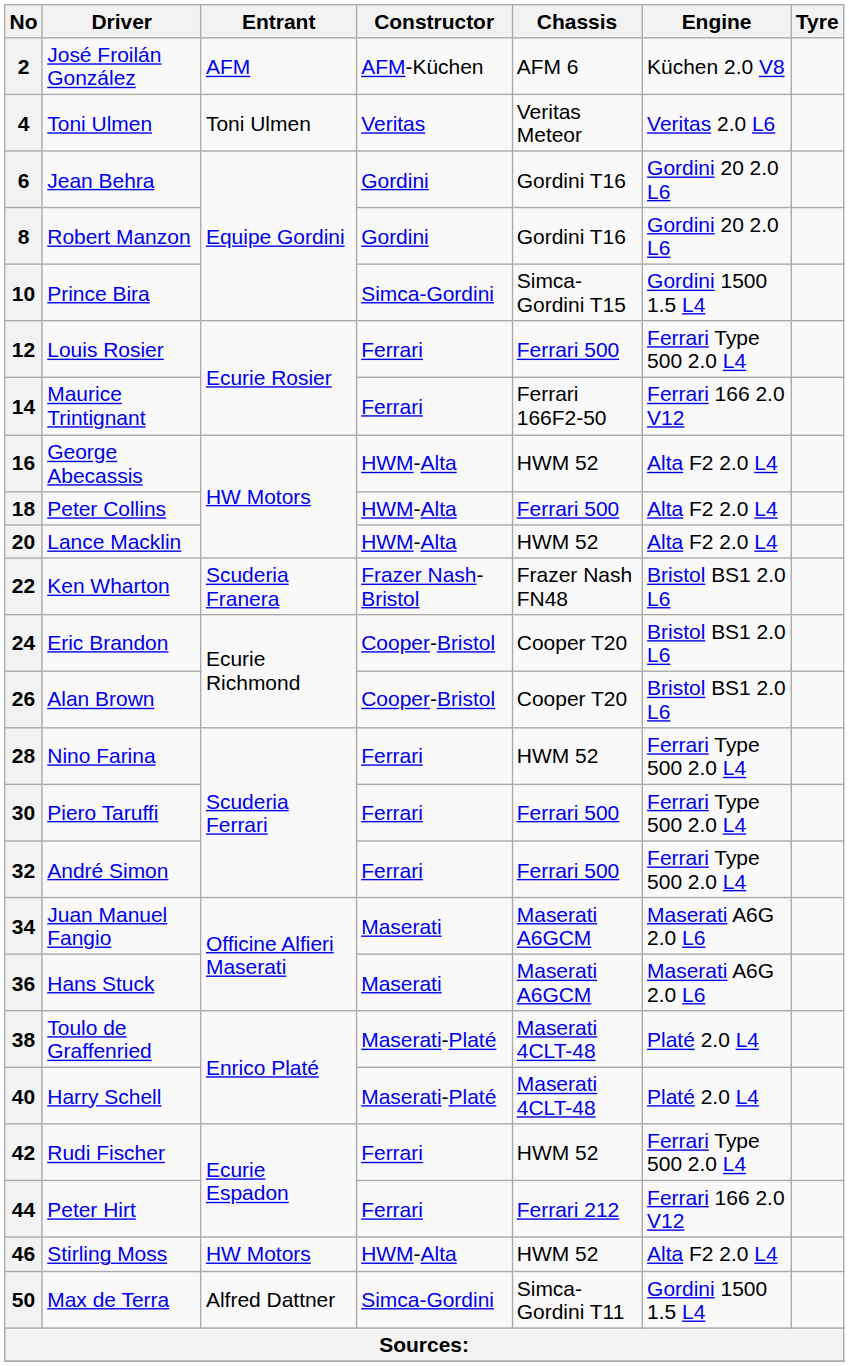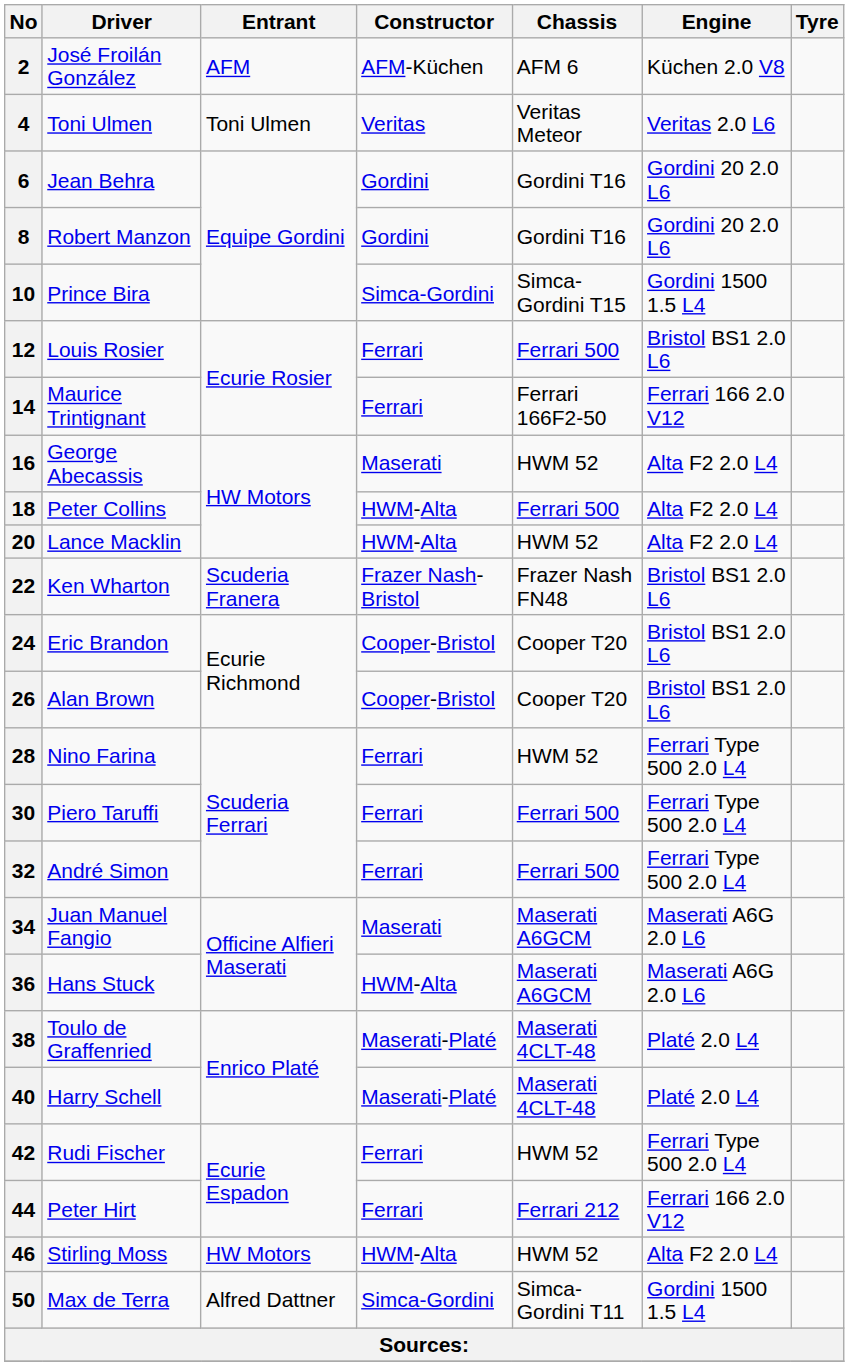(703, 350) Ferrari Type 500 2.0 L4 -> (716, 350) Bristol BS1 2.0 L6
(409, 463) HWM-Alta -> (401, 463) Maserati
(401, 983) Maserati -> (409, 983) HWM-Alta
